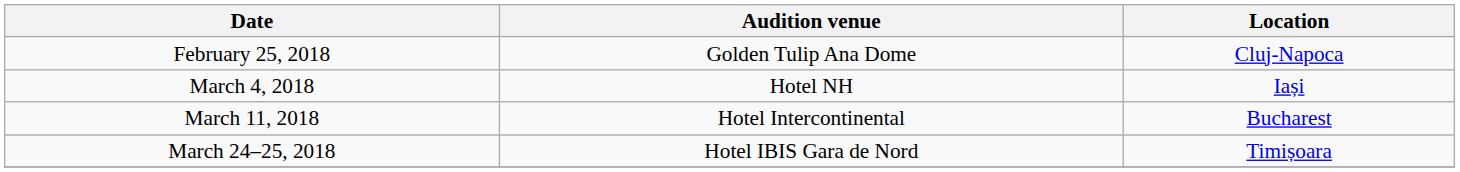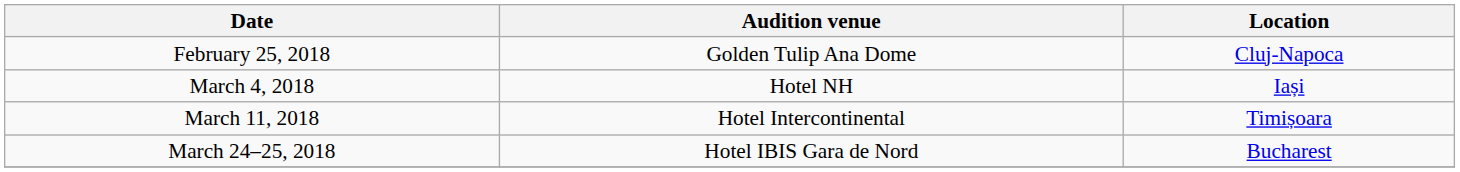(1289, 118) Bucharest -> (1289, 118) Timișoara
(1289, 151) Timișoara -> (1289, 151) Bucharest
